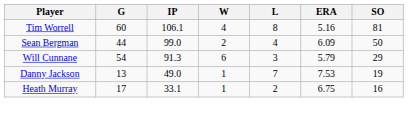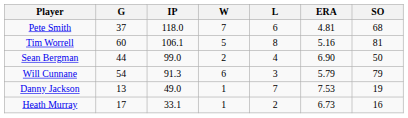+ row: (50, 27)
(224, 27) 4 -> (224, 43) 5
(326, 43) 6.09 -> (326, 58) 6.90
(378, 58) 29 -> (378, 74) 79
(326, 89) 6.75 -> (326, 105) 6.73
